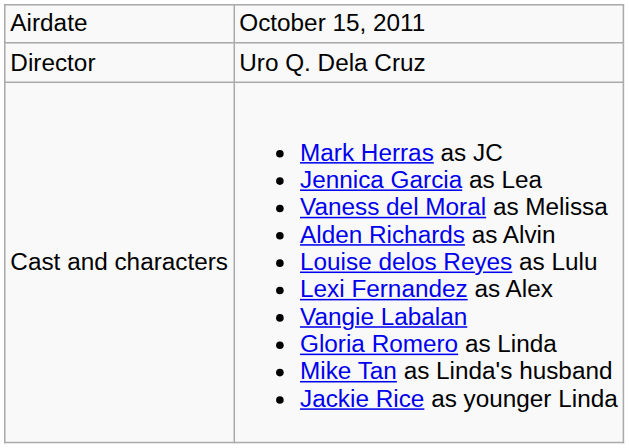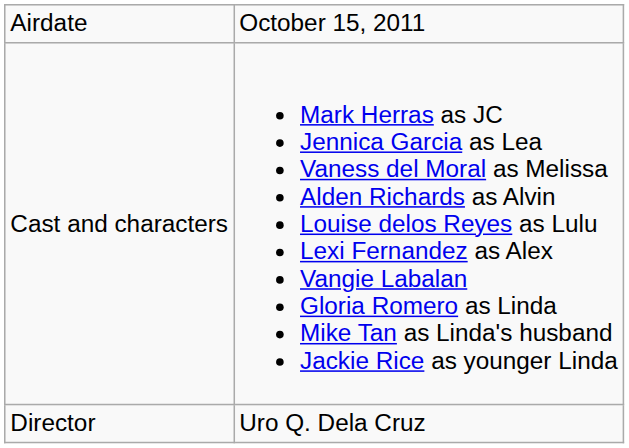rows swapped: (53, 62) <-> (119, 262)
